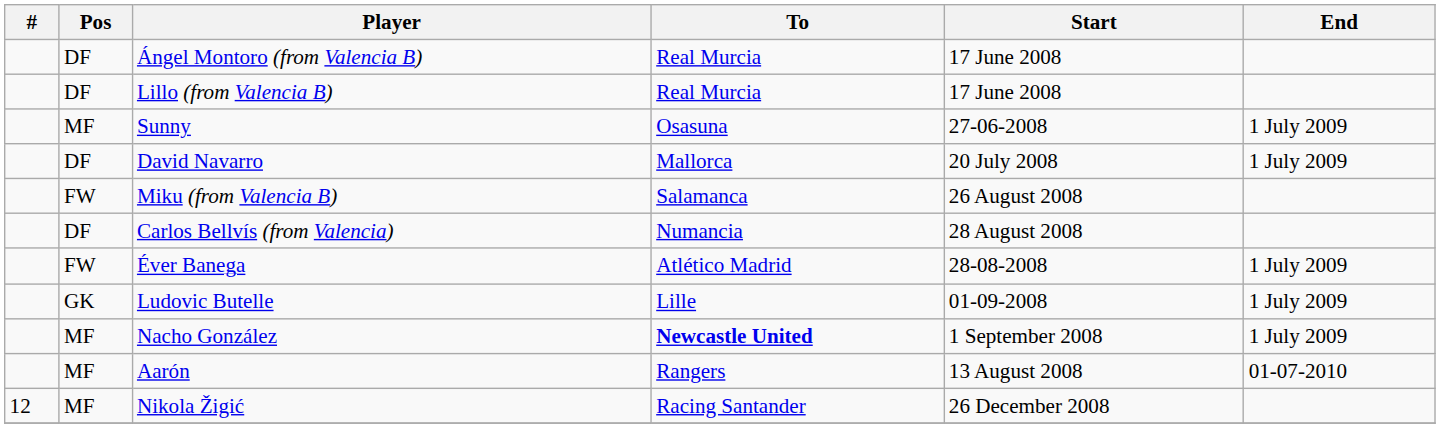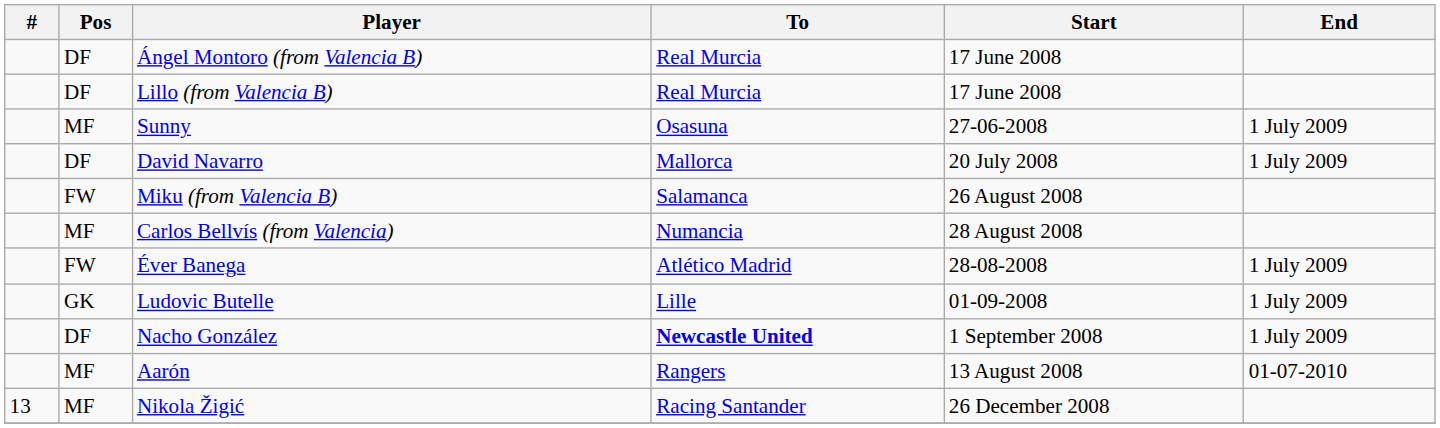(77, 231) DF -> (79, 231) MF
(79, 335) MF -> (77, 335) DF
(20, 405) 12 -> (20, 405) 13
